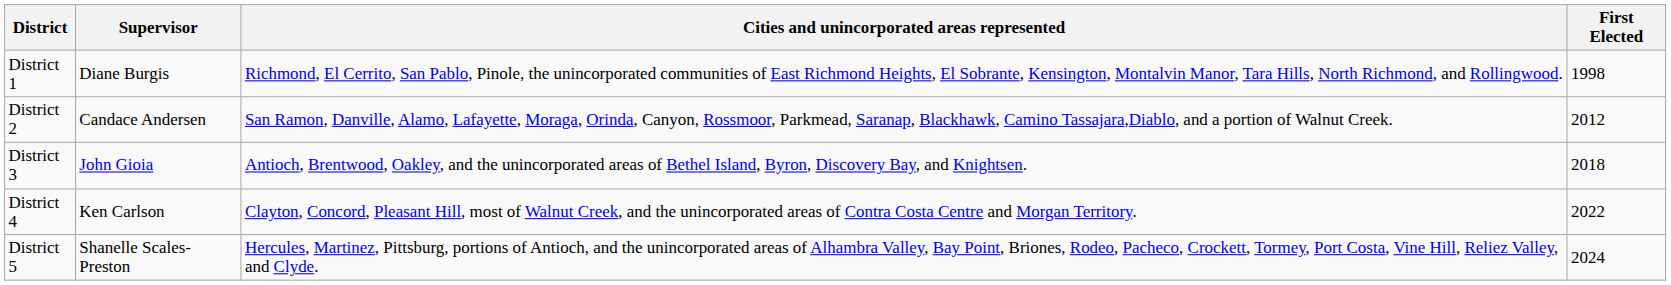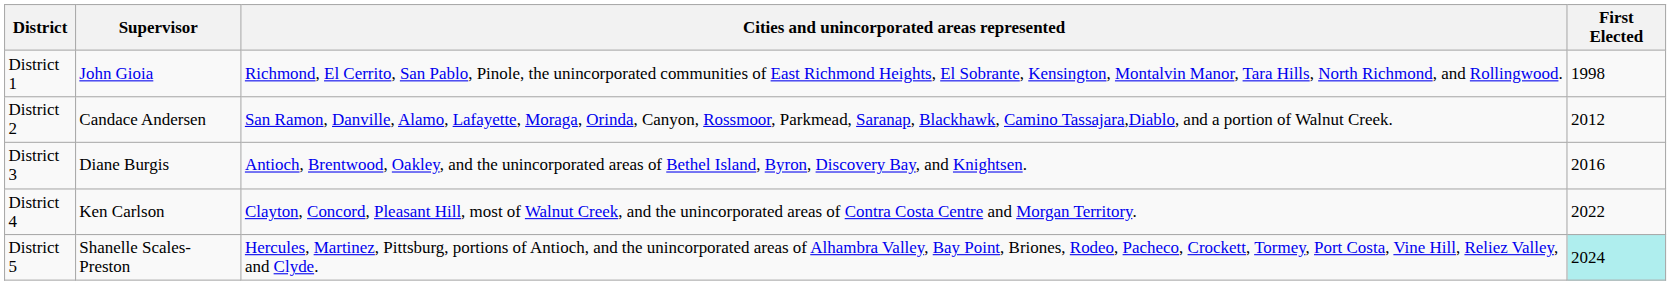(124, 73) Diane Burgis -> (116, 73) John Gioia
(116, 165) John Gioia -> (124, 165) Diane Burgis
(1588, 165) 2018 -> (1588, 165) 2016
(1588, 257) no background -> (1588, 257) paleturquoise background
